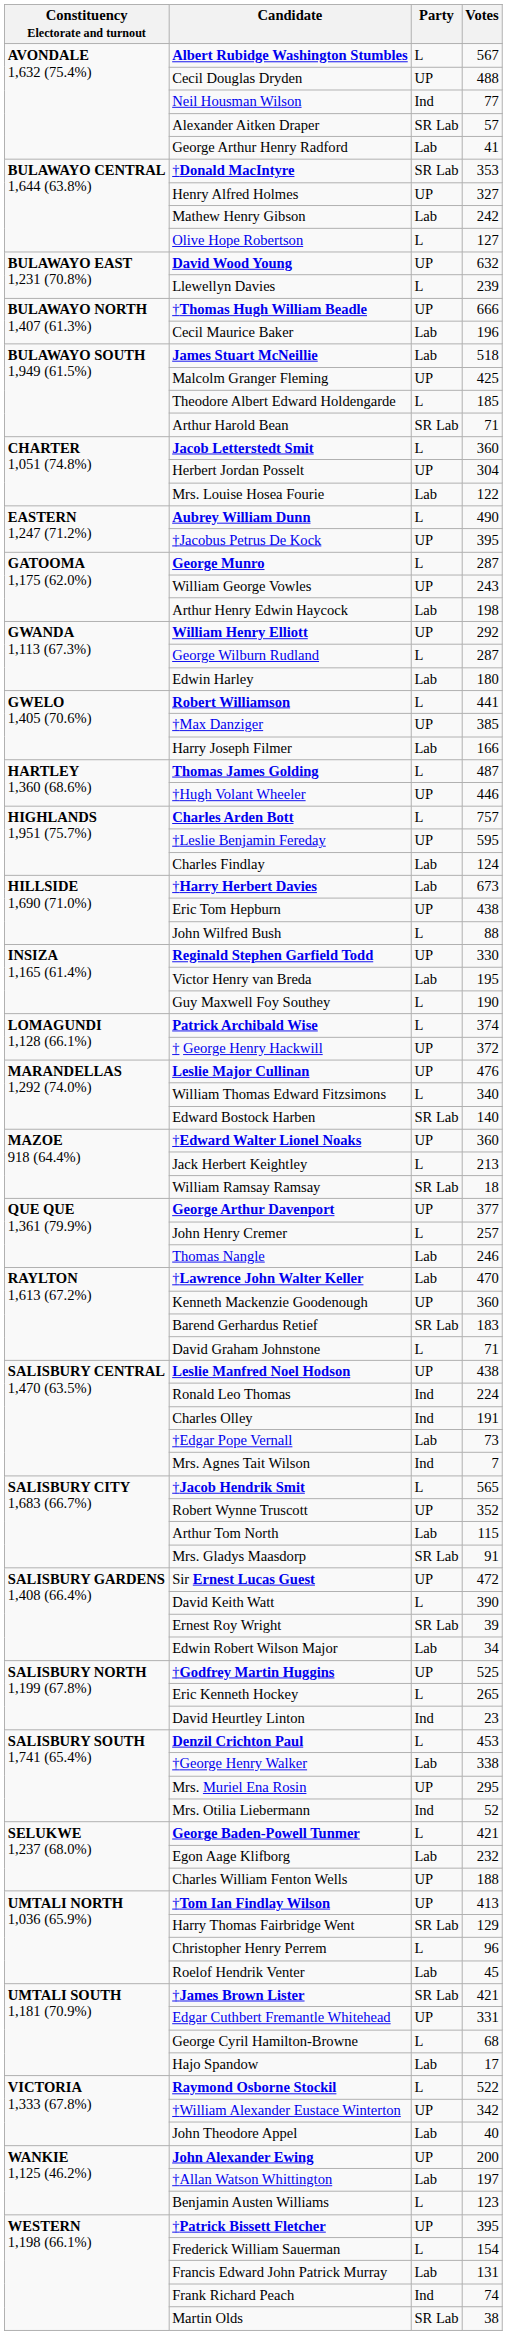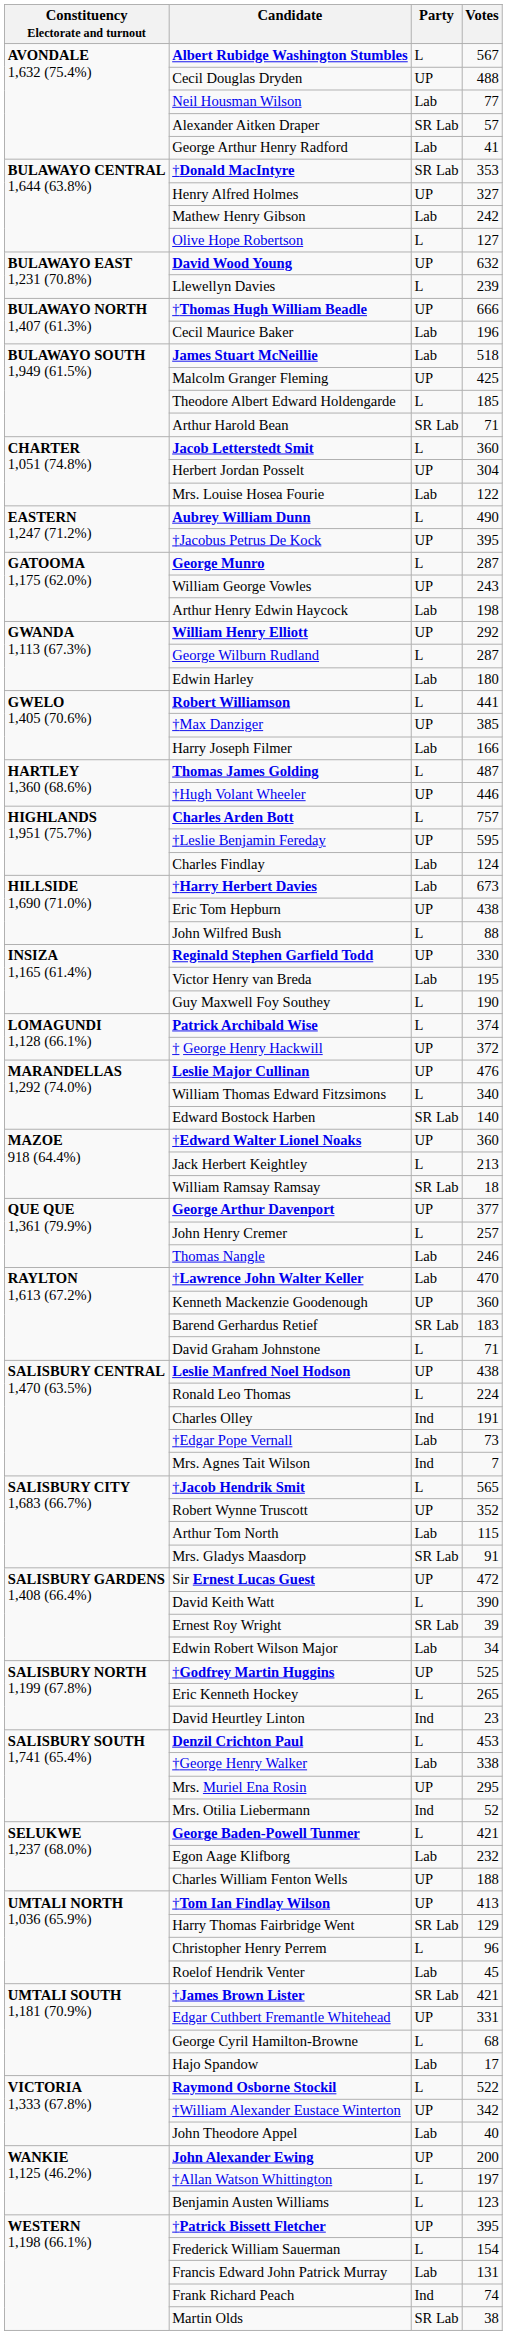(424, 101) Ind -> (426, 101) Lab
(424, 1394) Ind -> (419, 1394) L
(426, 2179) Lab -> (419, 2179) L
